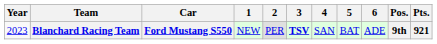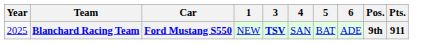- column: (275, 13)
(17, 30) 2023 -> (17, 30) 2025
(421, 30) 921 -> (398, 30) 911
